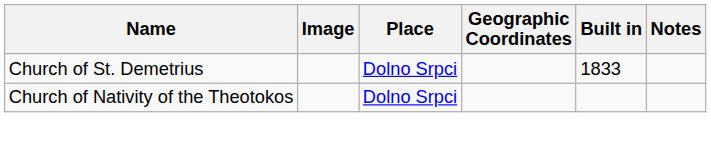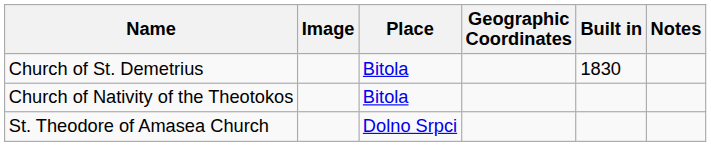(410, 68) Dolno Srpci -> (386, 68) Bitola
(601, 68) 1833 -> (601, 68) 1830
(410, 97) Dolno Srpci -> (386, 97) Bitola
+ row: (139, 126)
